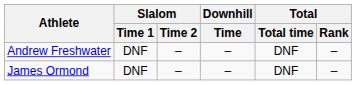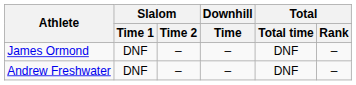rows swapped: (59, 52) <-> (48, 71)
